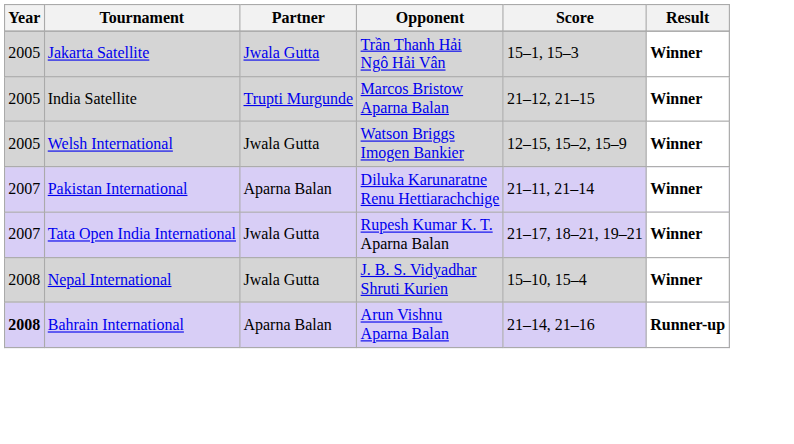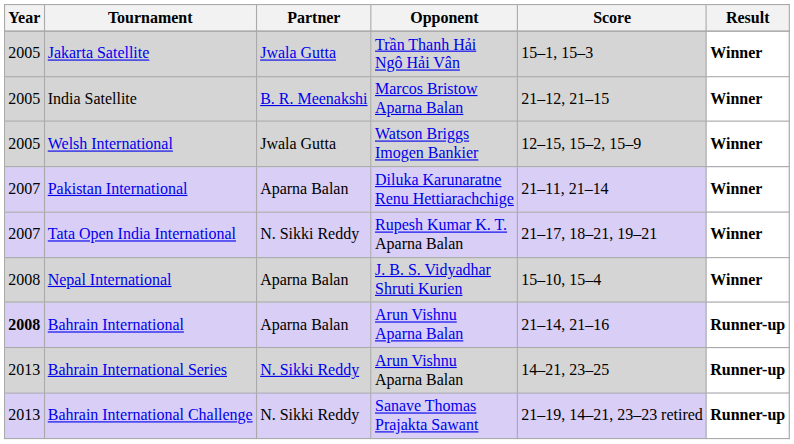(298, 99) Trupti Murgunde -> (314, 99) B. R. Meenakshi
(281, 234) Jwala Gutta -> (310, 234) N. Sikki Reddy
(281, 280) Jwala Gutta -> (304, 280) Aparna Balan
+ row: (137, 370)
+ row: (150, 415)
